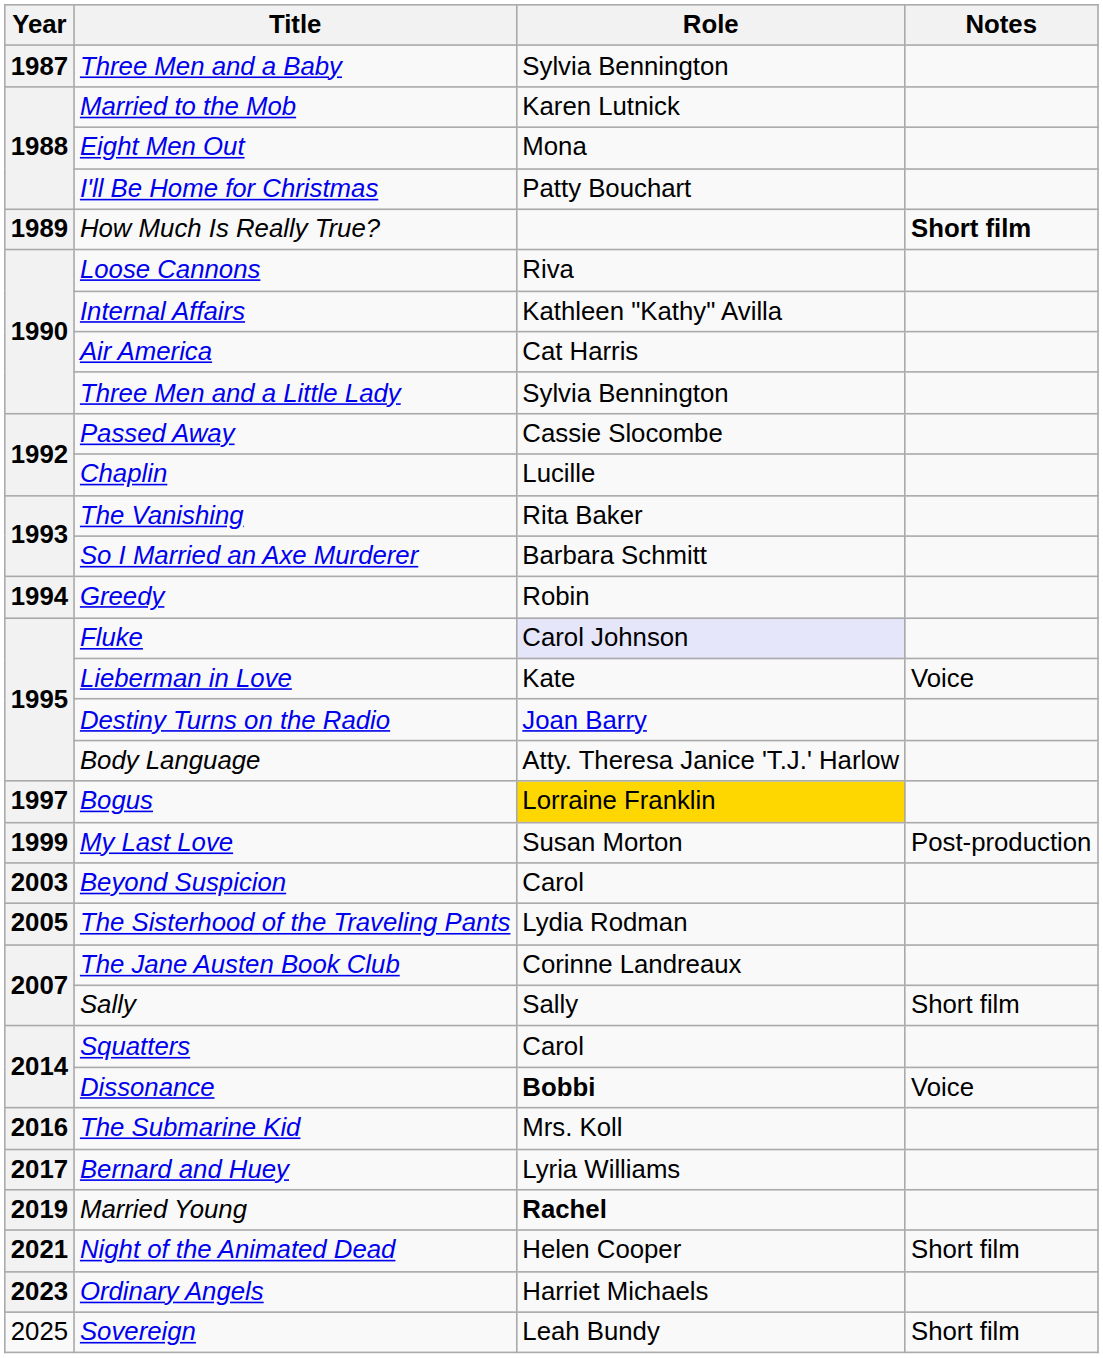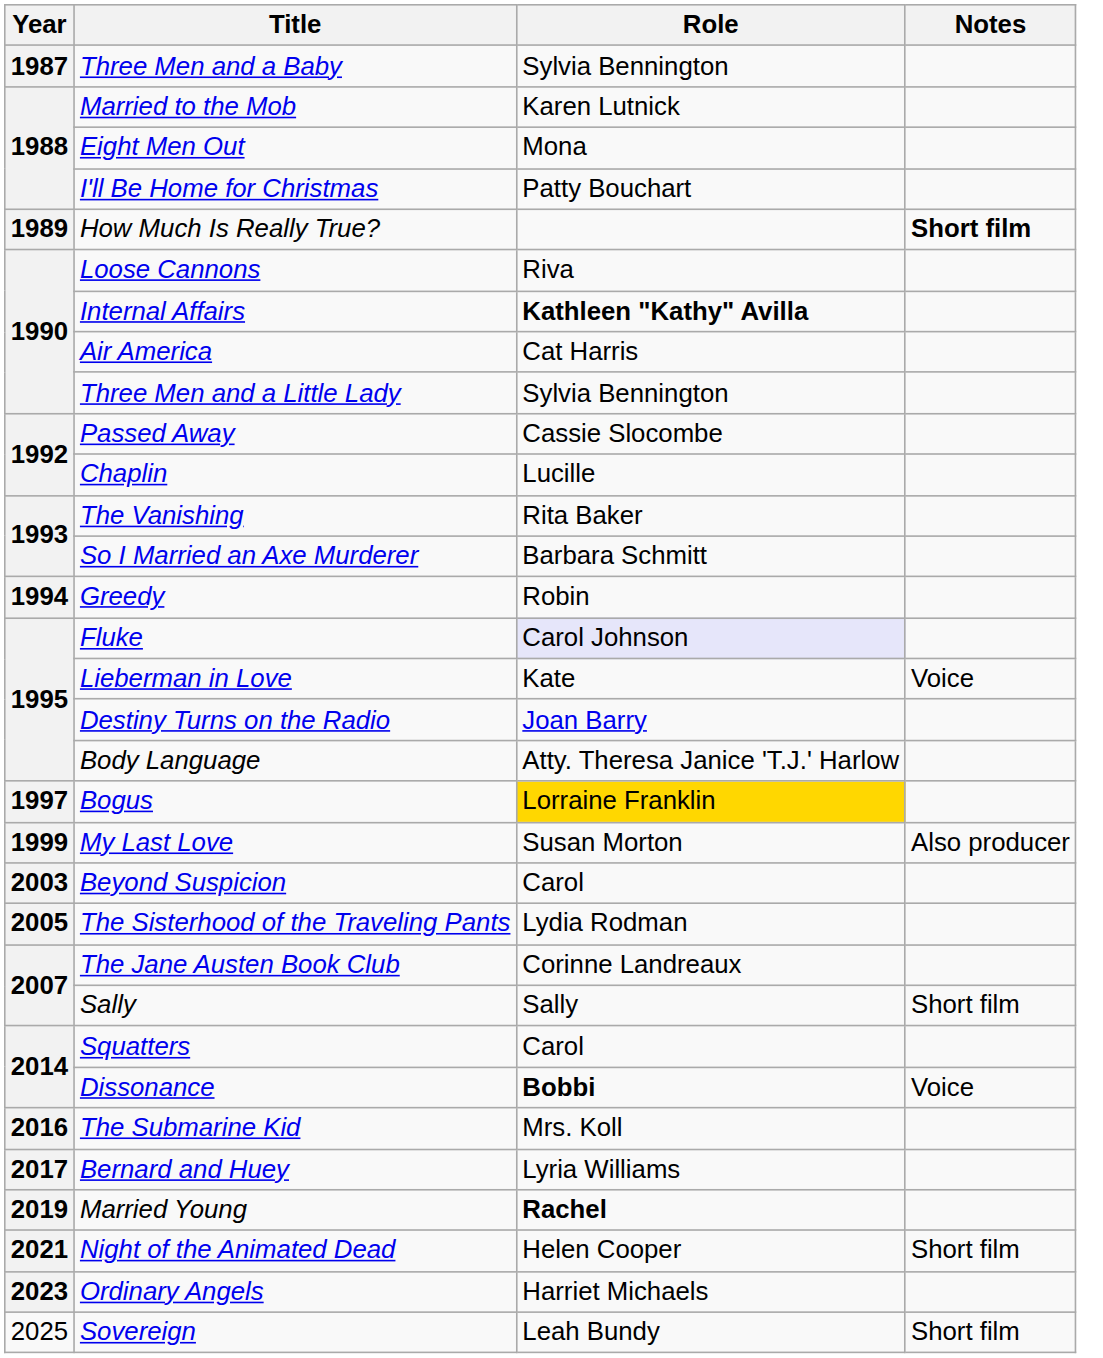(652, 310) normal -> (665, 310) bold
(1001, 842) Post-production -> (990, 842) Also producer
